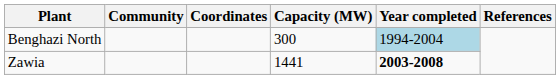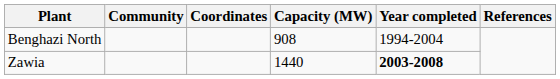(285, 39) 300 -> (285, 39) 908
(411, 39) lightblue background -> (411, 39) no background
(289, 62) 1441 -> (289, 62) 1440
